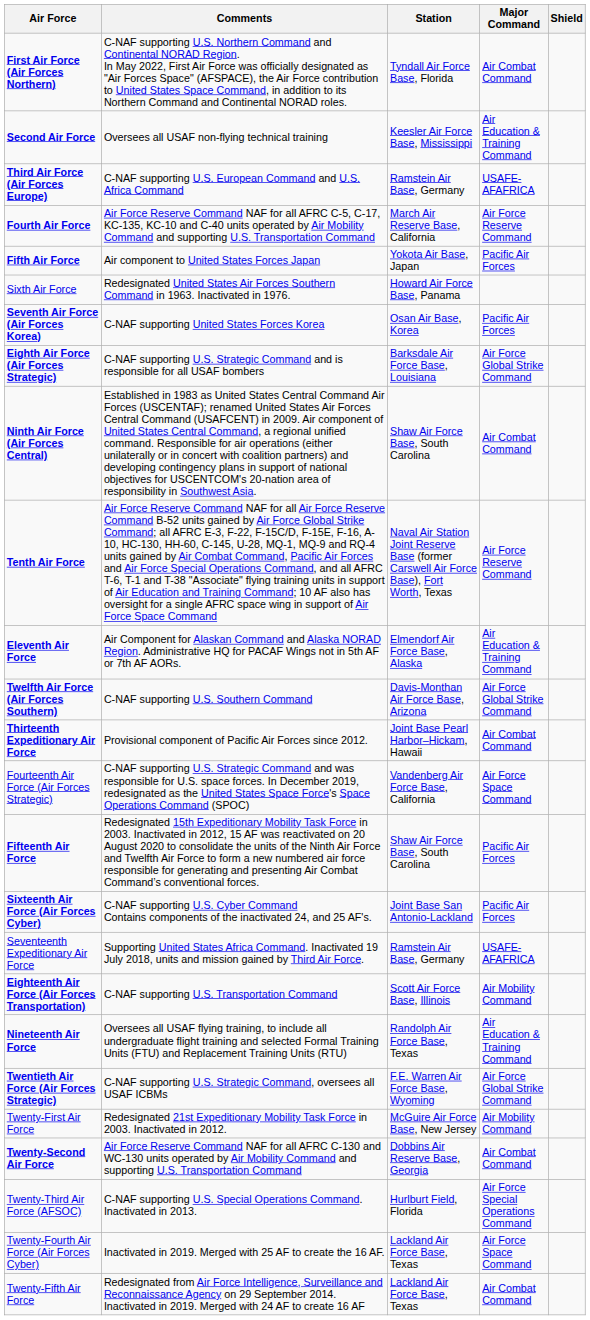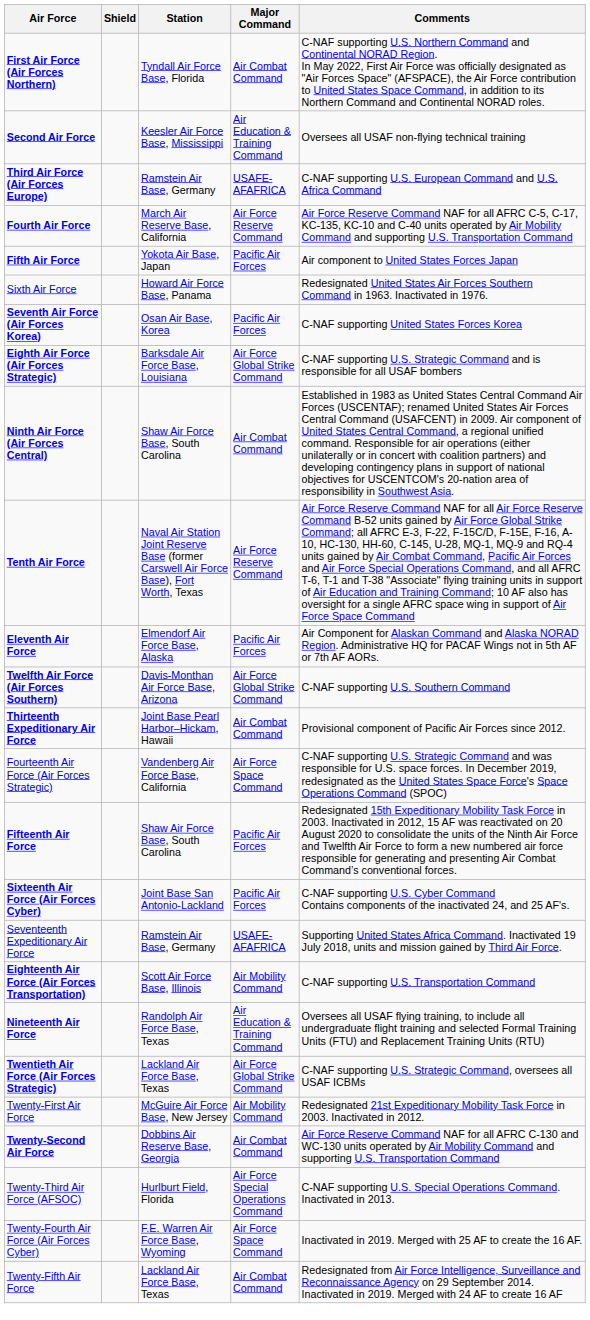columns swapped: (567, 19) <-> (244, 19)
(511, 652) Air Education & Training Command -> (257, 646) Pacific Air Forces
(426, 1088) F.E. Warren Air Force Base, Wyoming -> (170, 1076) Lackland Air Force Base, Texas
(419, 1253) Lackland Air Force Base, Texas -> (177, 1241) F.E. Warren Air Force Base, Wyoming
